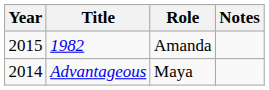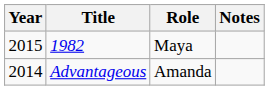(183, 44) Amanda -> (173, 44) Maya
(173, 71) Maya -> (183, 71) Amanda
